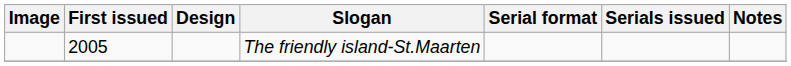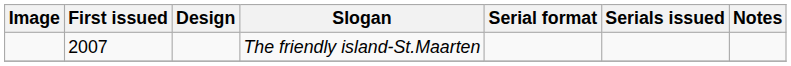(88, 46) 2005 -> (88, 46) 2007
